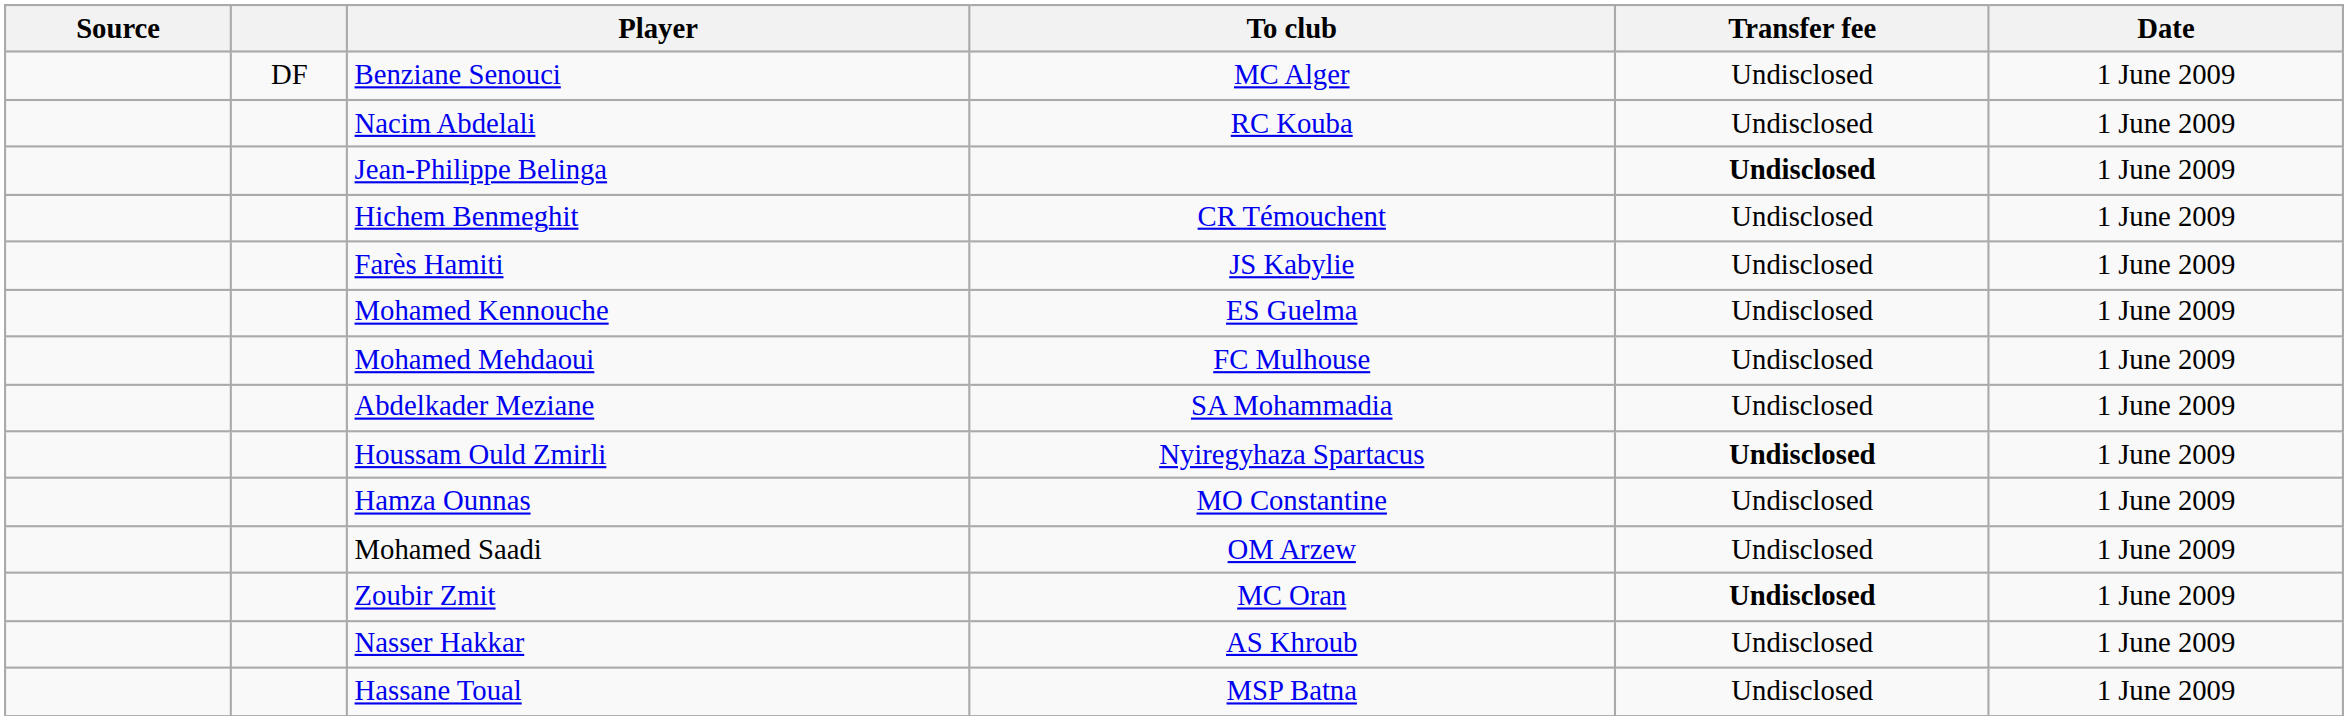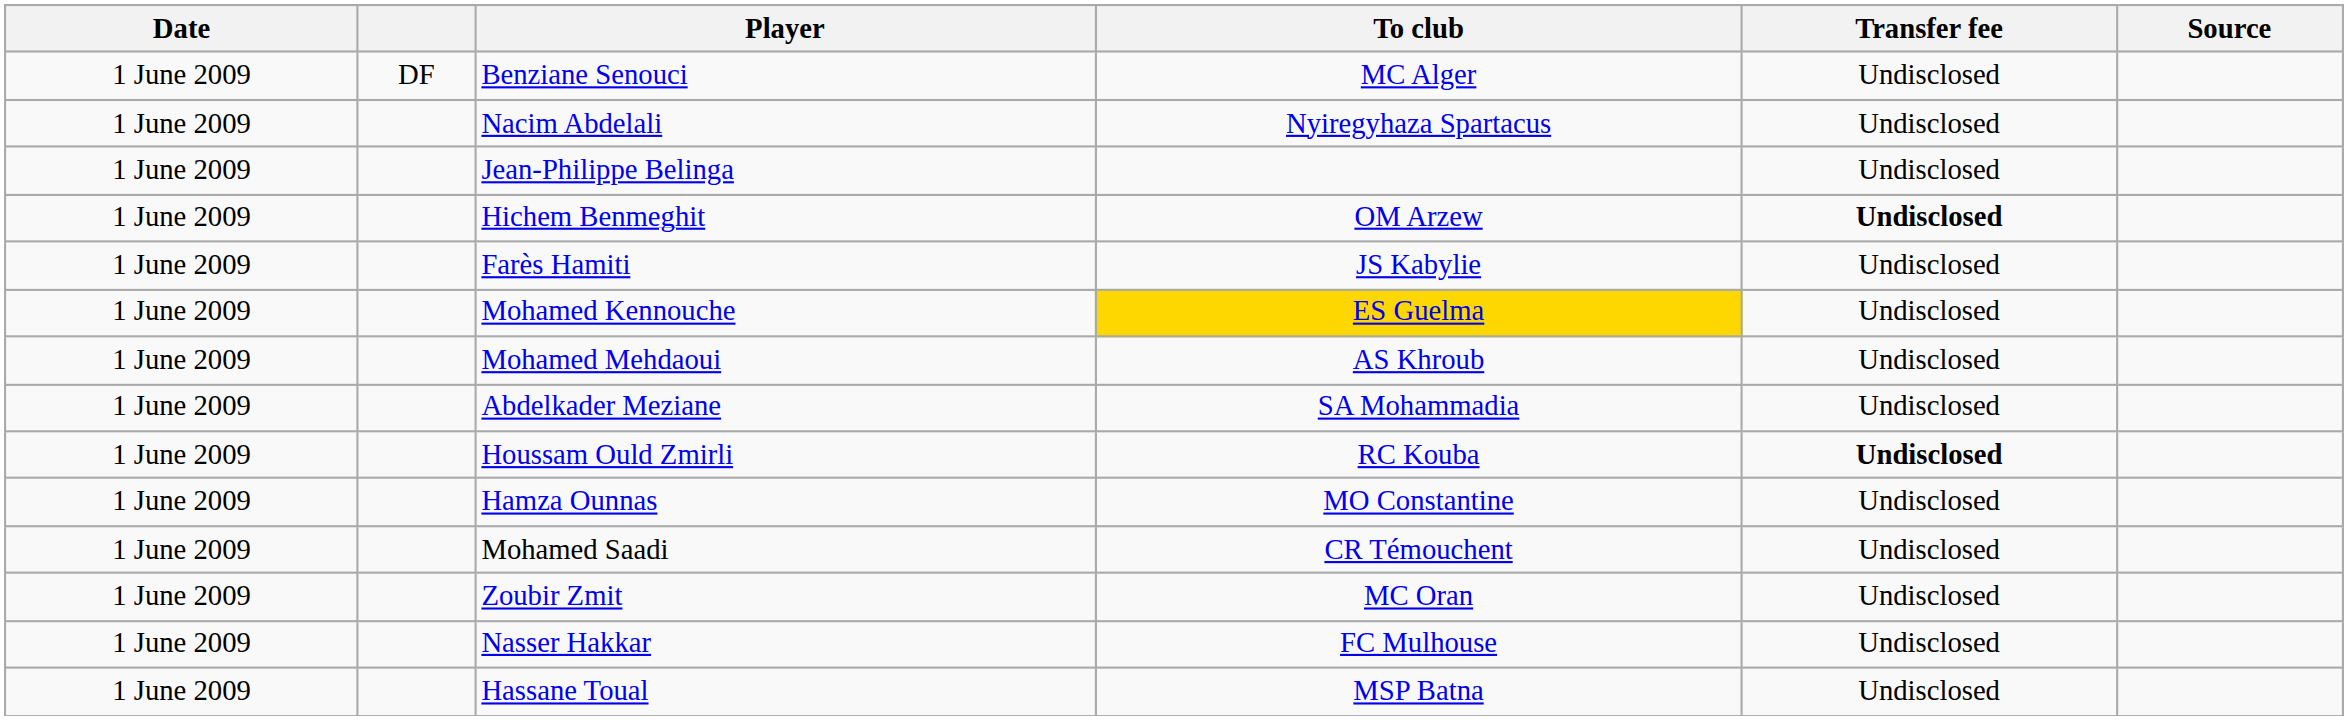columns swapped: (2166, 27) <-> (118, 27)
(1292, 122) RC Kouba -> (1419, 122) Nyiregyhaza Spartacus
(1802, 169) bold -> (1929, 169) normal
(1292, 217) CR Témouchent -> (1419, 217) OM Arzew
(1802, 217) normal -> (1929, 217) bold
(1292, 311) no background -> (1419, 311) gold background
(1292, 359) FC Mulhouse -> (1419, 359) AS Khroub
(1292, 453) Nyiregyhaza Spartacus -> (1419, 453) RC Kouba
(1292, 548) OM Arzew -> (1419, 548) CR Témouchent
(1802, 595) bold -> (1929, 595) normal
(1292, 643) AS Khroub -> (1419, 643) FC Mulhouse
